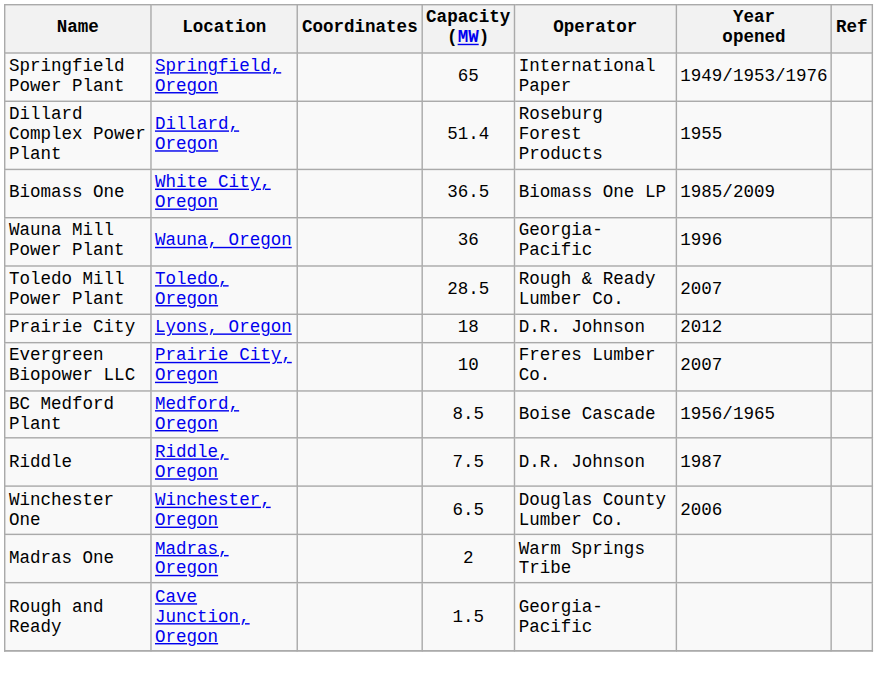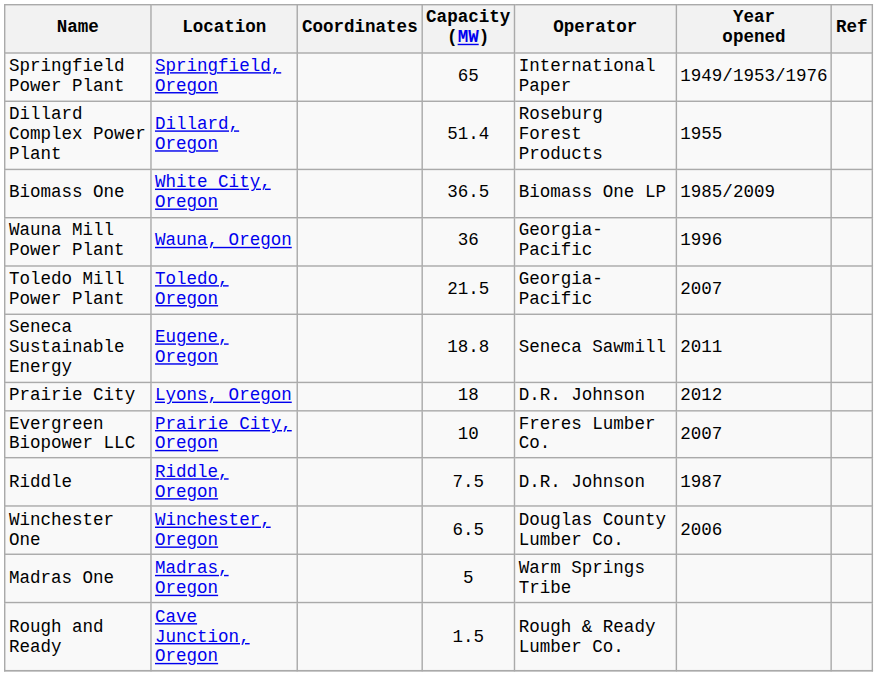(468, 290) 28.5 -> (468, 290) 21.5
(587, 290) Rough & Ready Lumber Co. -> (561, 290) Georgia-Pacific
+ row: (67, 348)
- row: (62, 415)
(468, 559) 2 -> (468, 579) 5
(561, 617) Georgia-Pacific -> (587, 637) Rough & Ready Lumber Co.
